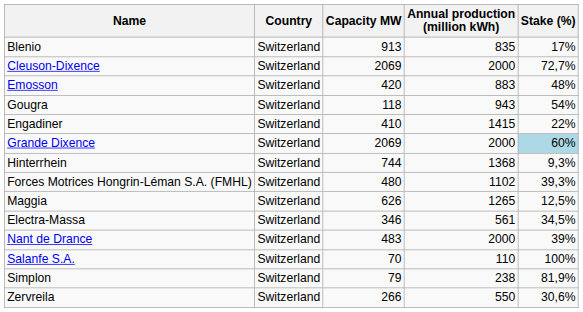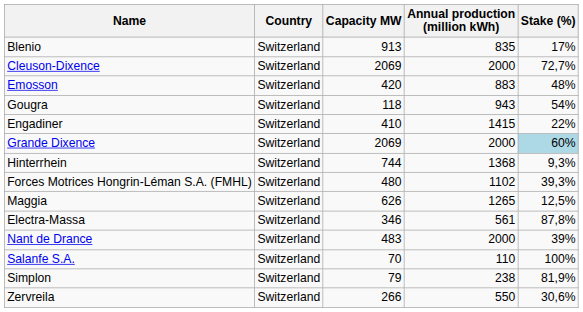(558, 220) 34,5% -> (558, 220) 87,8%
